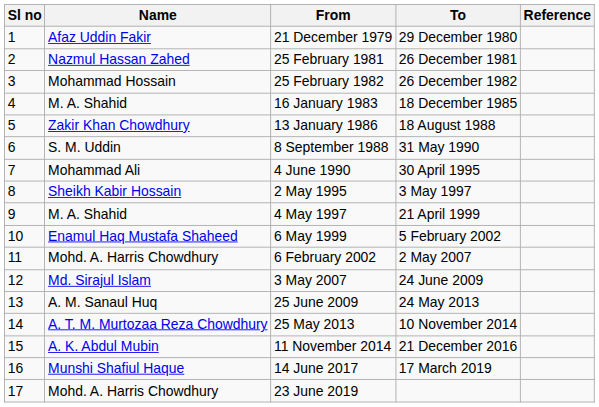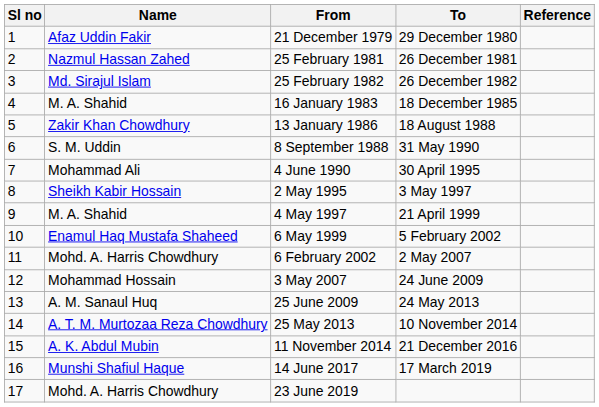(112, 81) Mohammad Hossain -> (100, 81) Md. Sirajul Islam
(100, 280) Md. Sirajul Islam -> (112, 280) Mohammad Hossain
